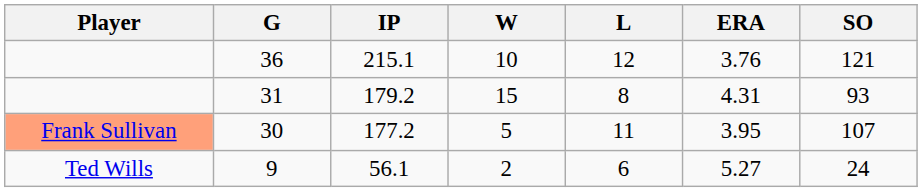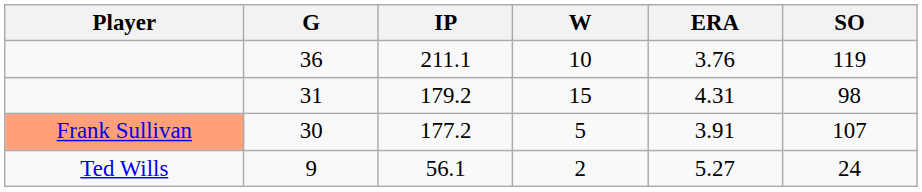- column: (624, 22)
(389, 58) 215.1 -> (446, 58) 211.1
(858, 58) 121 -> (849, 58) 119
(858, 95) 93 -> (849, 95) 98
(741, 131) 3.95 -> (715, 131) 3.91
